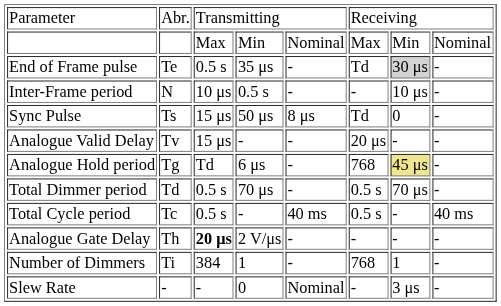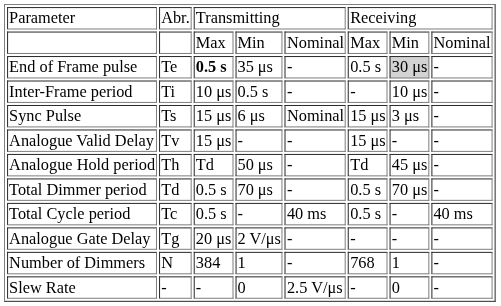(211, 67) normal -> (211, 67) bold
(360, 67) Td -> (366, 67) 0.5 s
(167, 91) N -> (168, 91) Ti
(256, 116) 50 μs -> (251, 116) 6 μs
(301, 116) 8 μs -> (316, 116) Nominal
(360, 116) Td -> (368, 116) 15 μs
(396, 116) 0 -> (405, 116) 3 μs
(368, 140) 20 μs -> (368, 140) 15 μs
(170, 165) Tg -> (170, 165) Th
(252, 165) 6 μs -> (255, 165) 50 μs
(363, 165) 768 -> (359, 165) Td
(410, 165) khaki background -> (410, 165) no background
(170, 238) Th -> (170, 238) Tg
(214, 238) bold -> (214, 238) normal
(168, 263) Ti -> (167, 263) N
(316, 287) Nominal -> (315, 287) 2.5 V/μs
(406, 287) 3 μs -> (396, 287) 0
